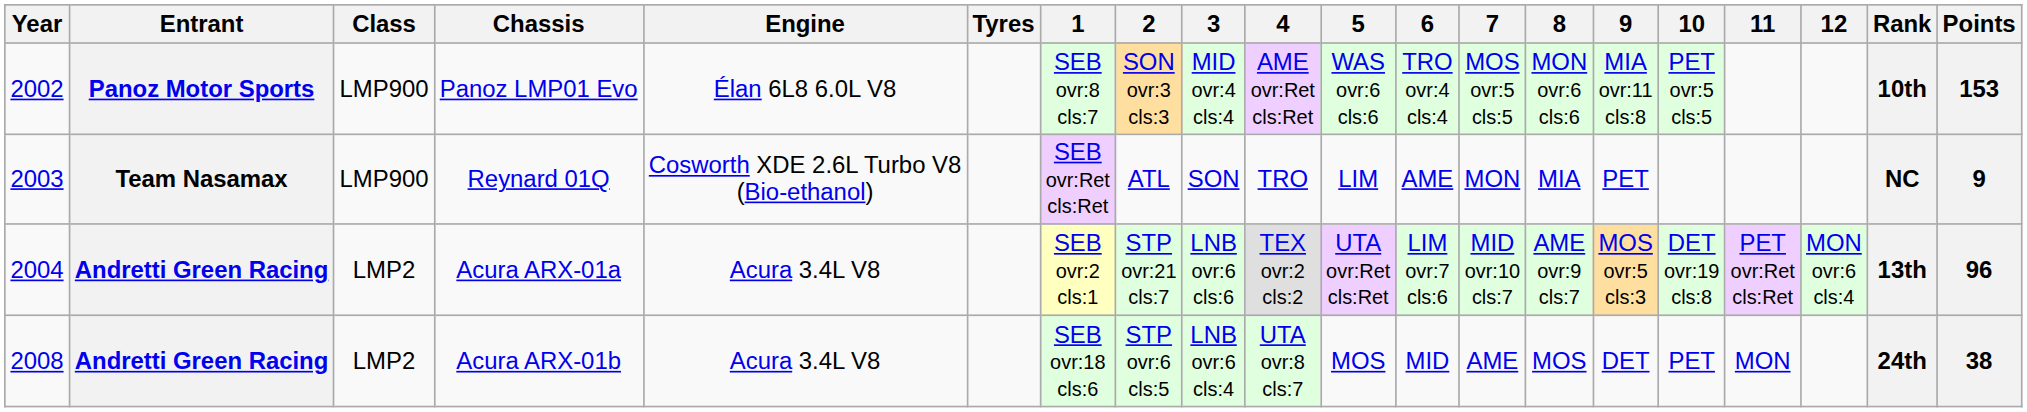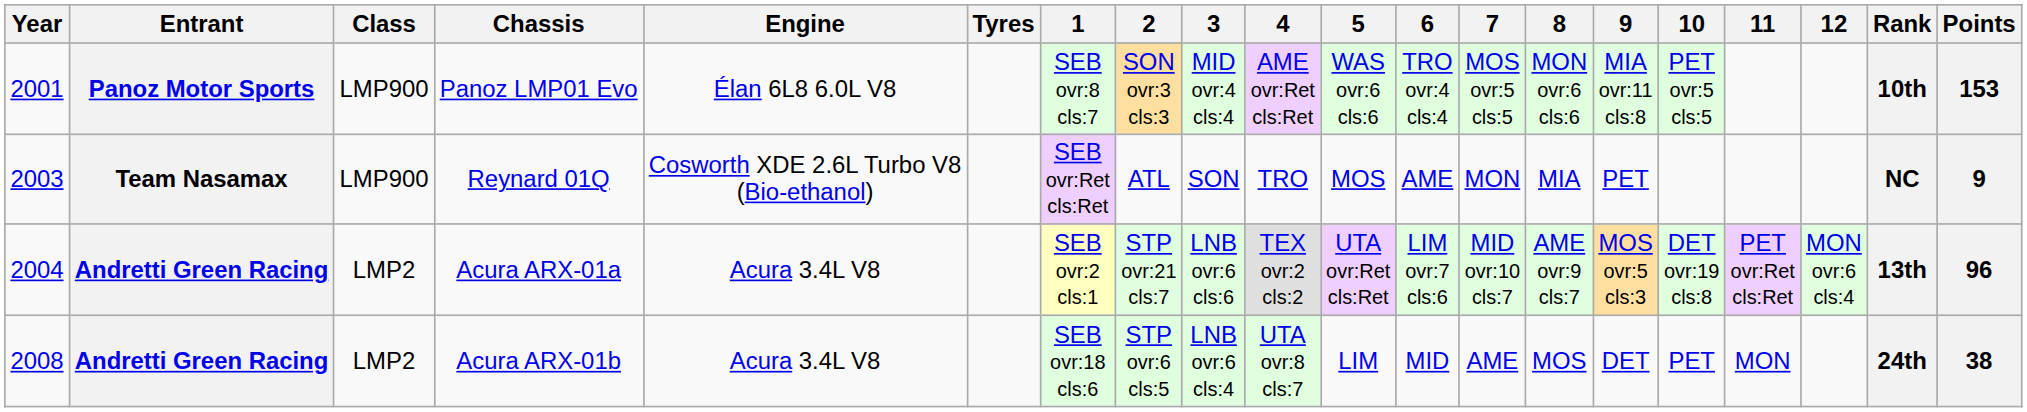(37, 88) 2002 -> (37, 88) 2001
(1358, 179) LIM -> (1358, 179) MOS
(1358, 361) MOS -> (1358, 361) LIM
